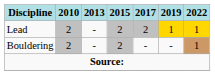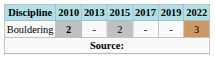- row: (17, 29)
(69, 45) normal -> (69, 29) bold
(197, 45) 1 -> (197, 29) 3
